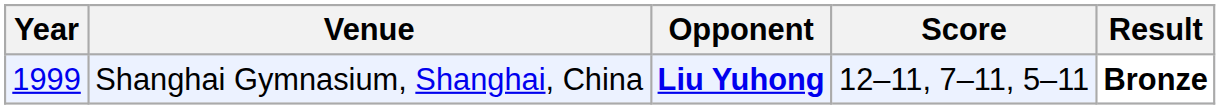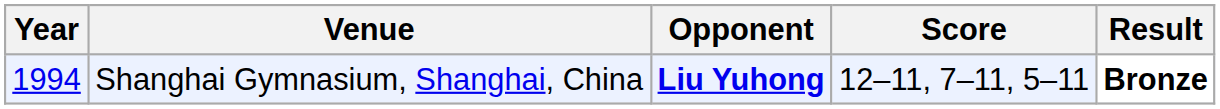(47, 78) 1999 -> (47, 78) 1994
